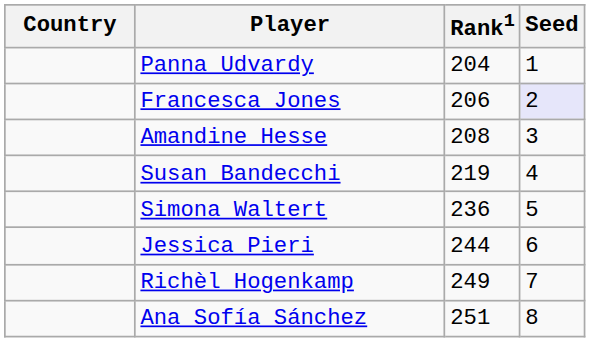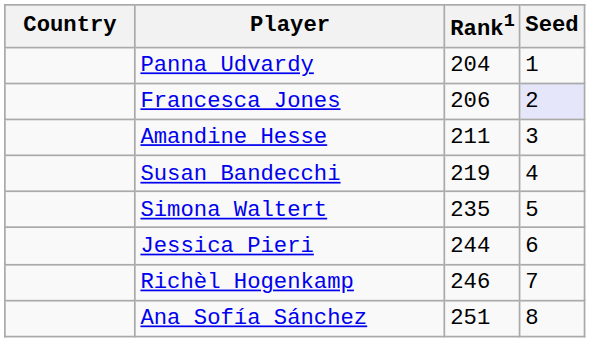(470, 137) 208 -> (470, 137) 211
(470, 210) 236 -> (470, 210) 235
(470, 282) 249 -> (470, 282) 246
